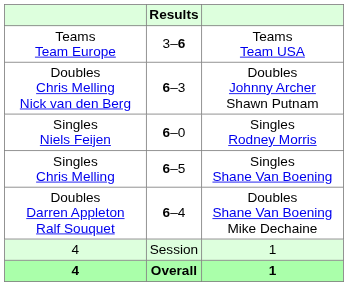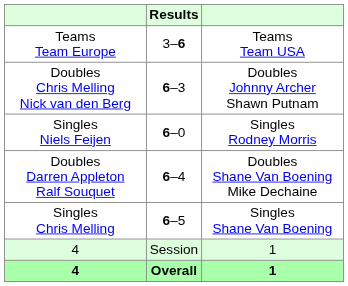rows swapped: (75, 213) <-> (75, 168)
